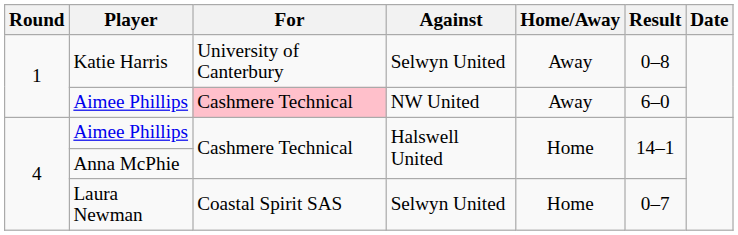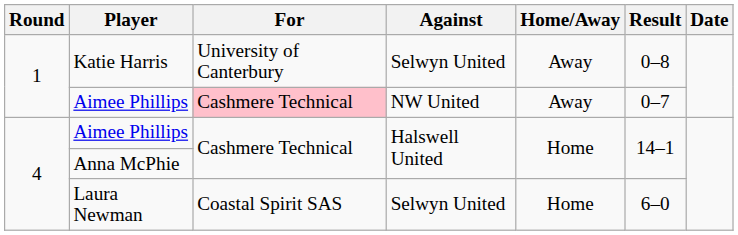(655, 102) 6–0 -> (655, 102) 0–7
(655, 204) 0–7 -> (655, 204) 6–0
